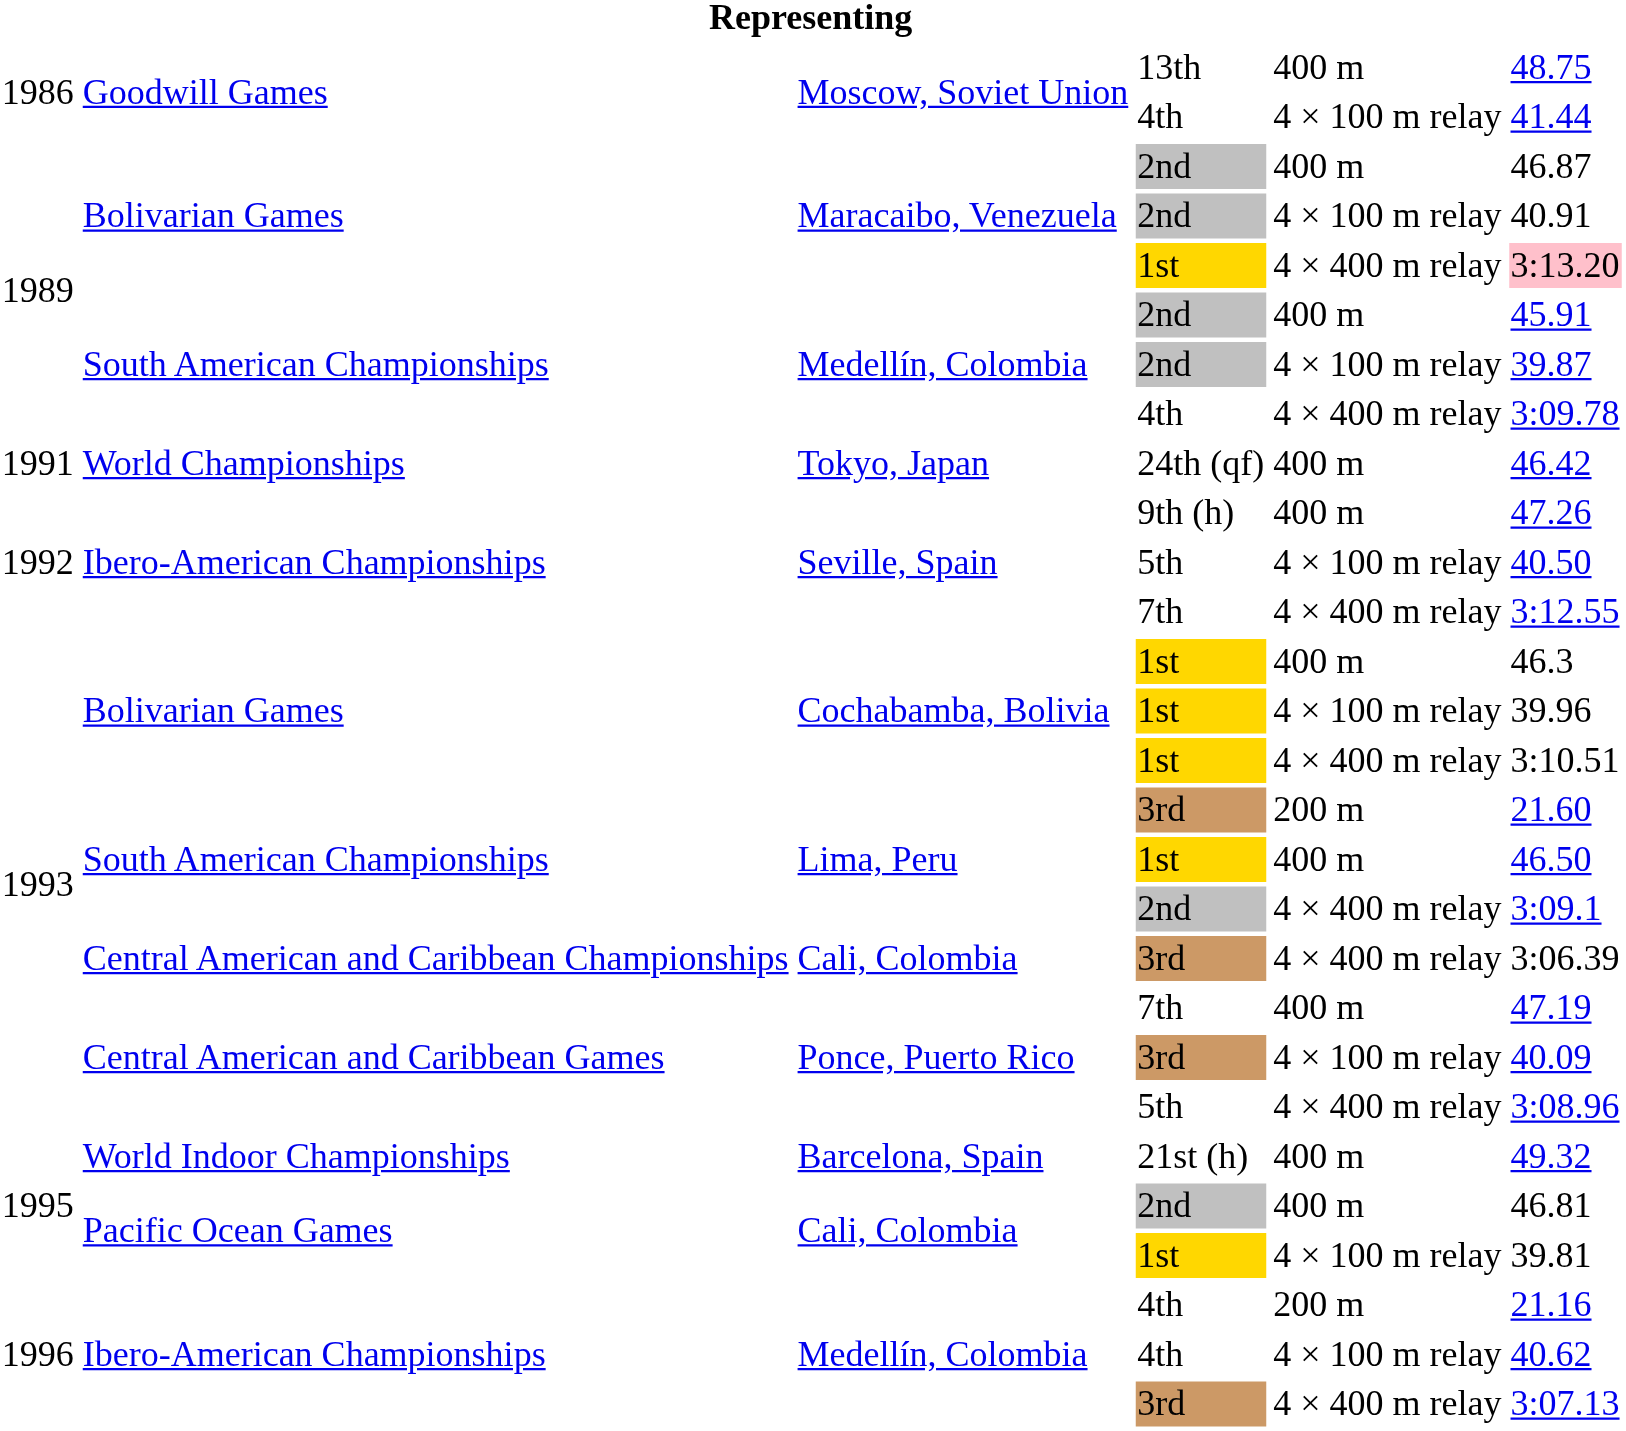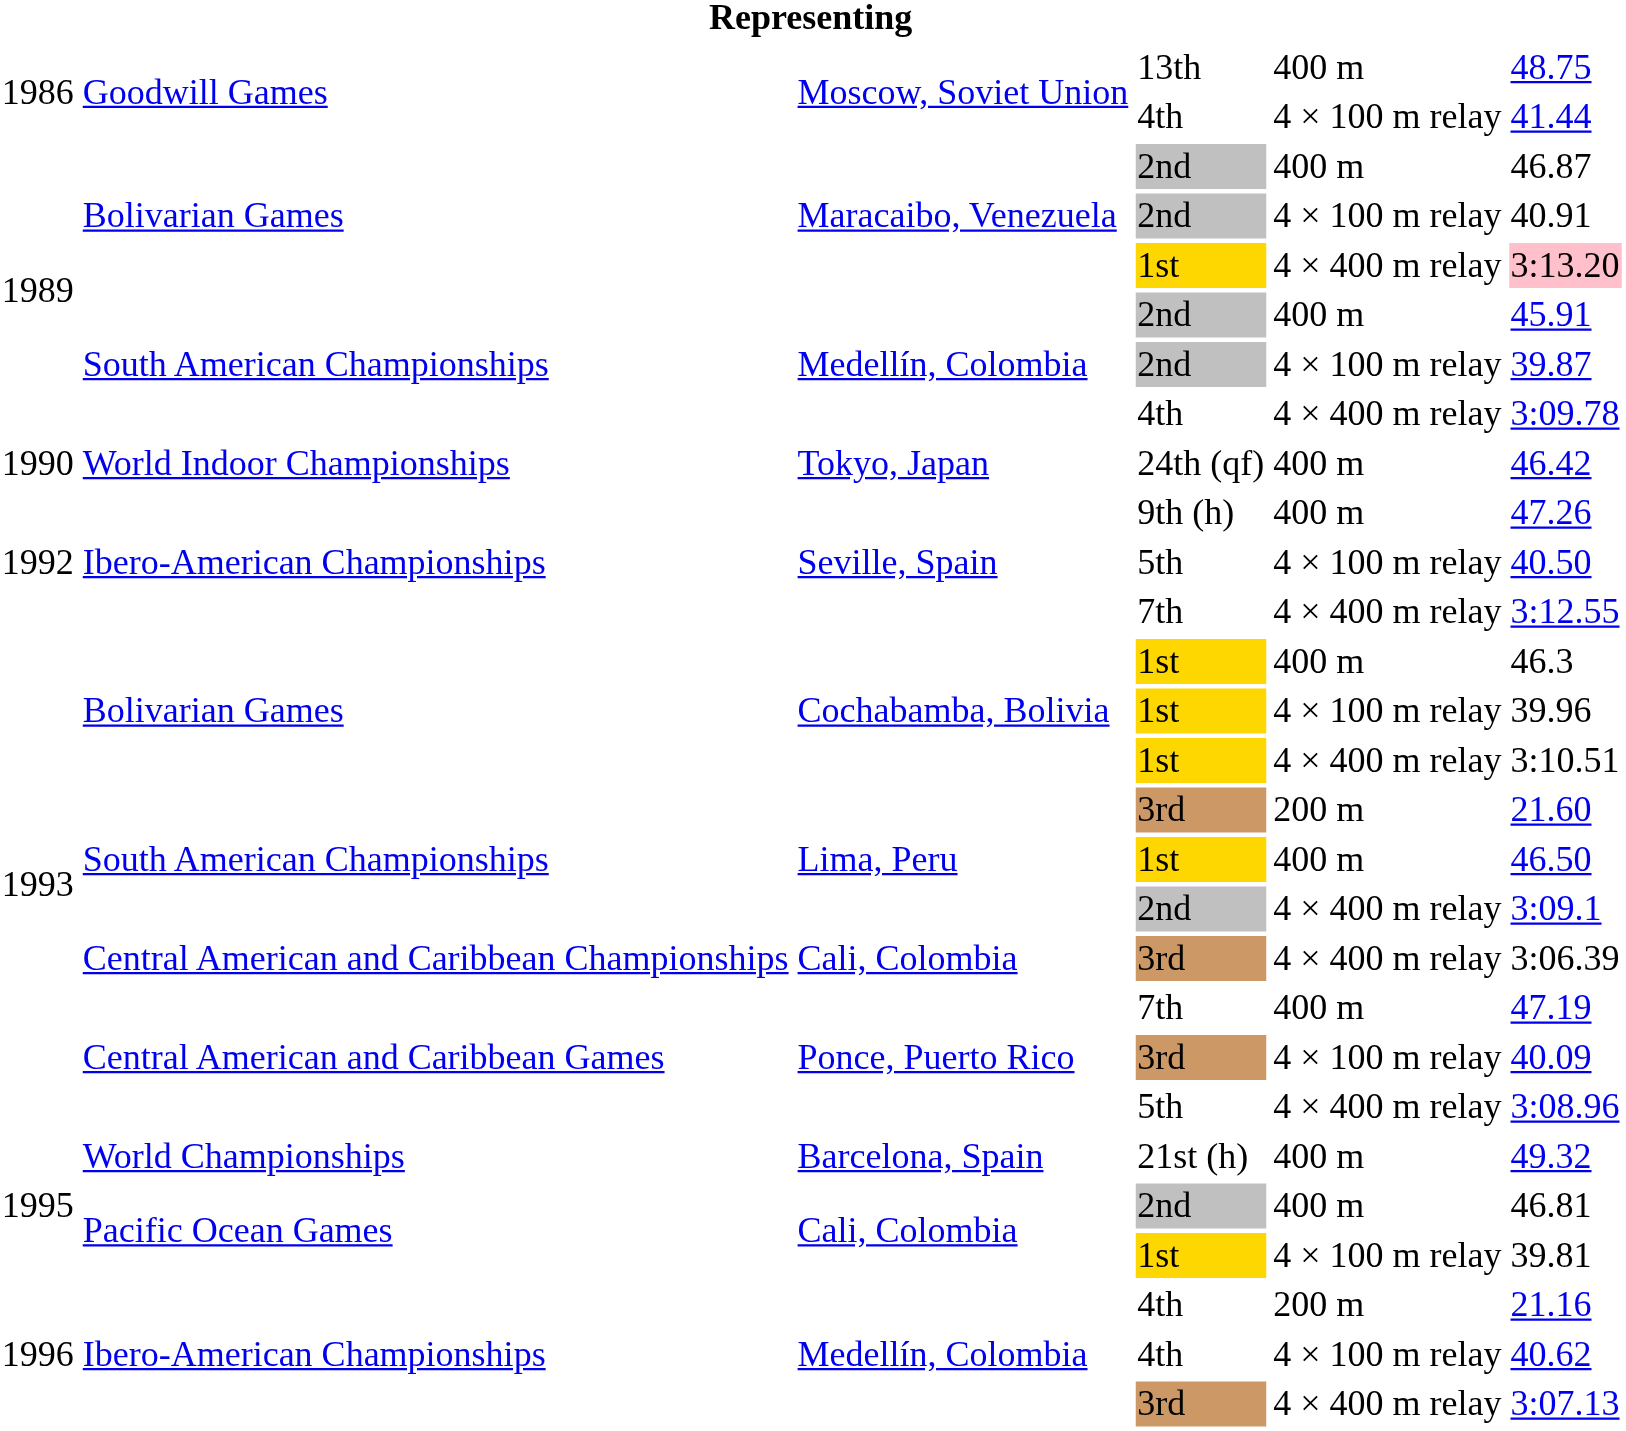(38, 462) 1991 -> (38, 462) 1990
(244, 462) World Championships -> (296, 462) World Indoor Championships
(296, 1155) World Indoor Championships -> (244, 1155) World Championships
